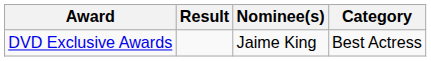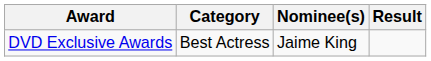columns swapped: (377, 17) <-> (204, 17)
